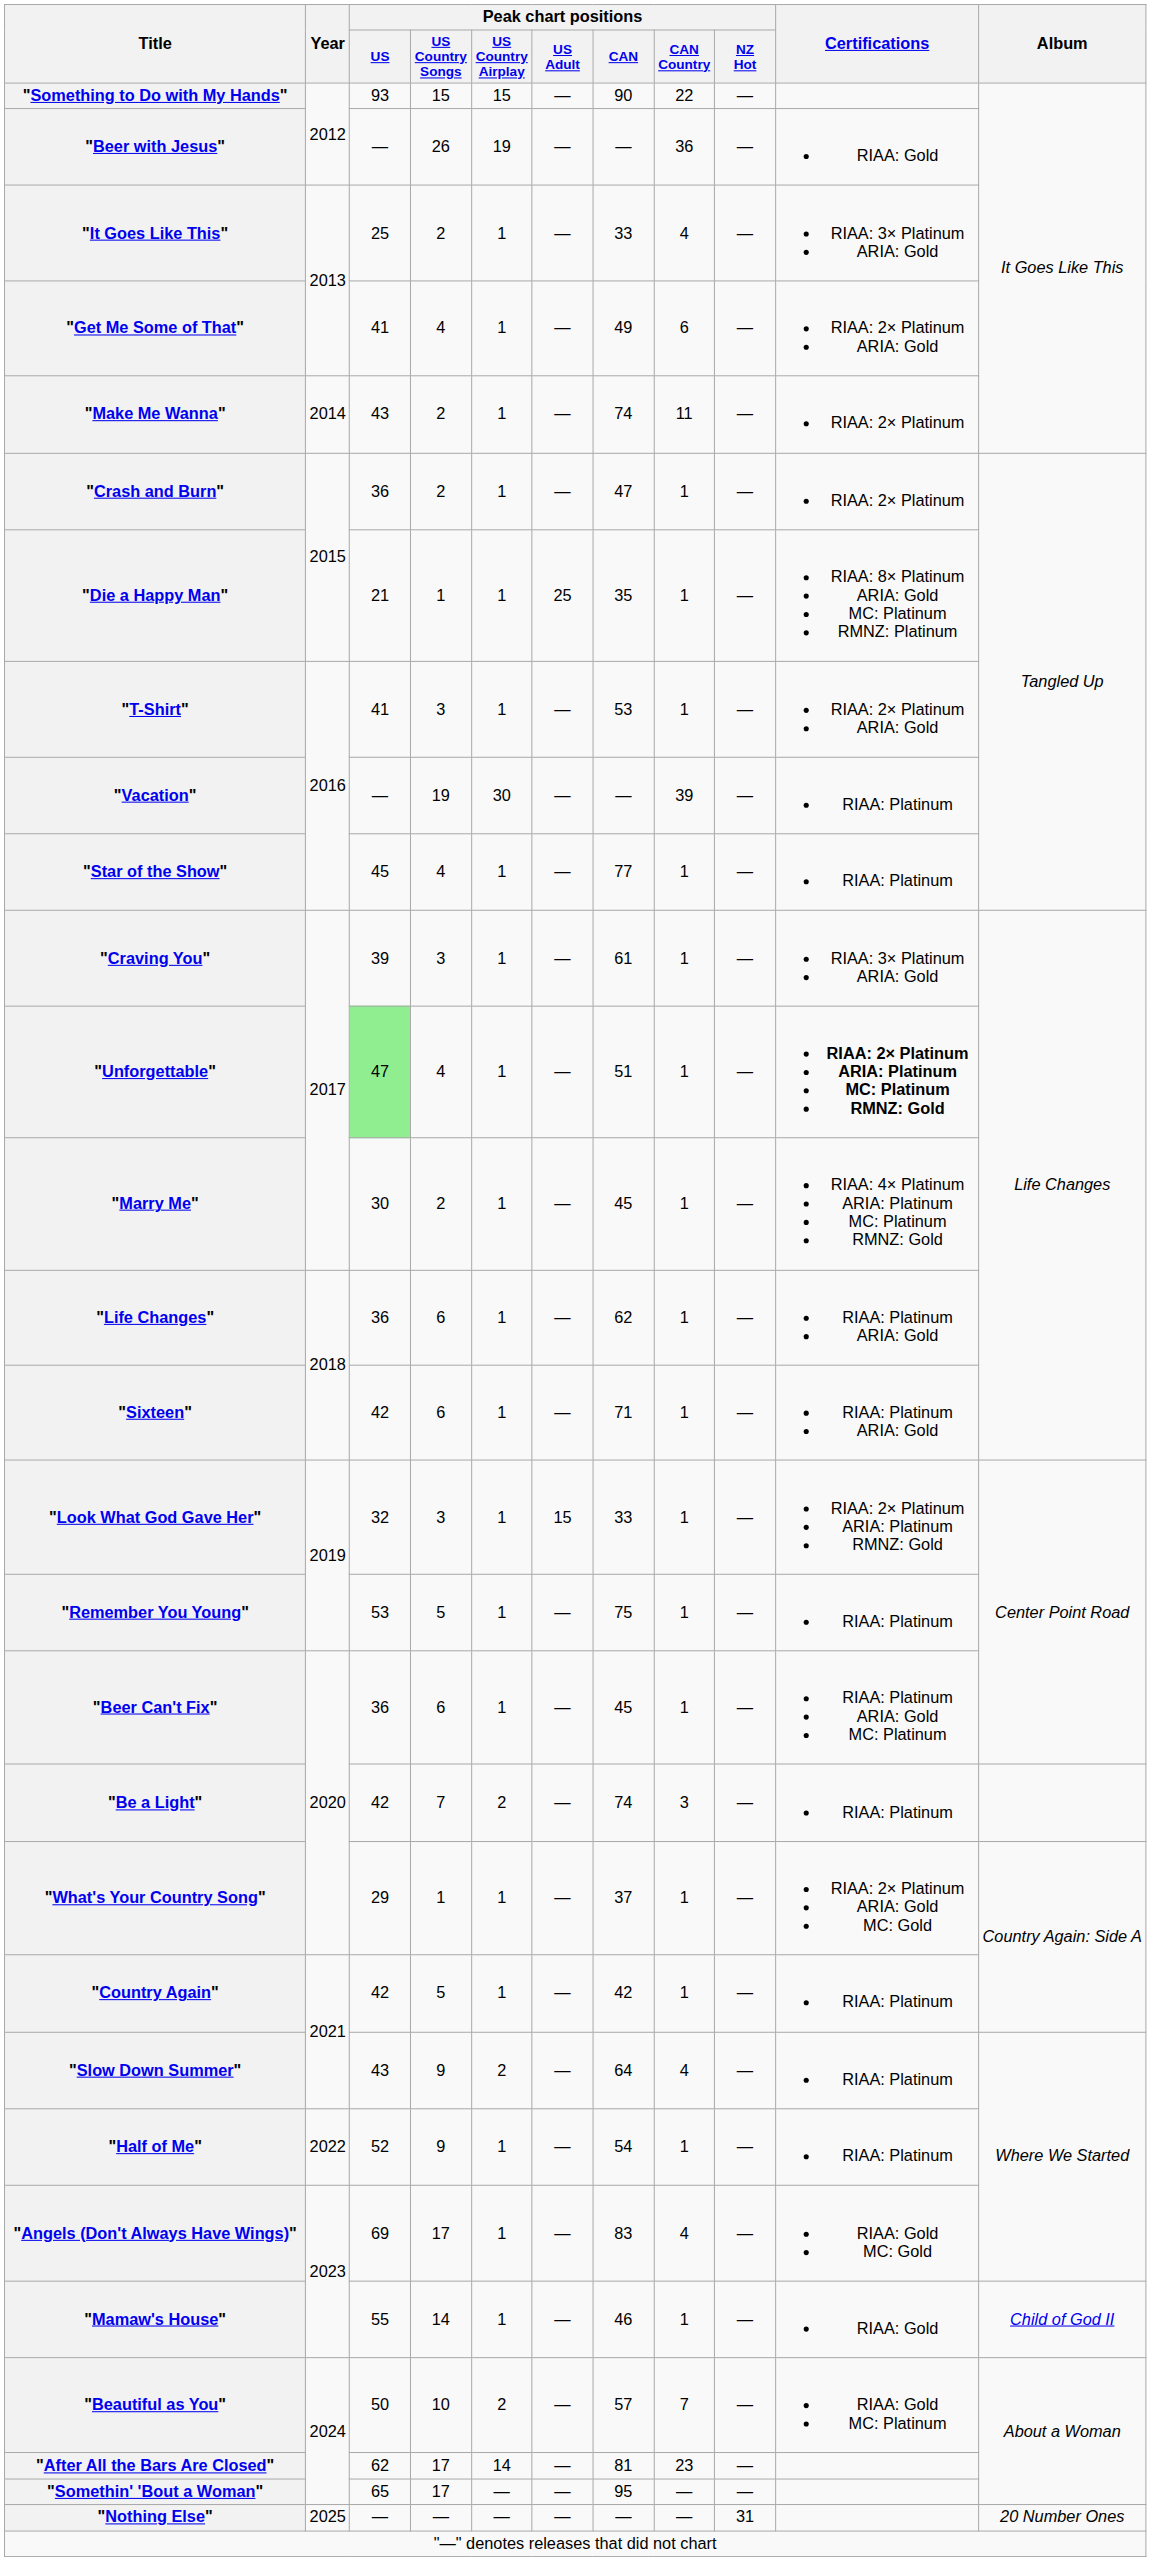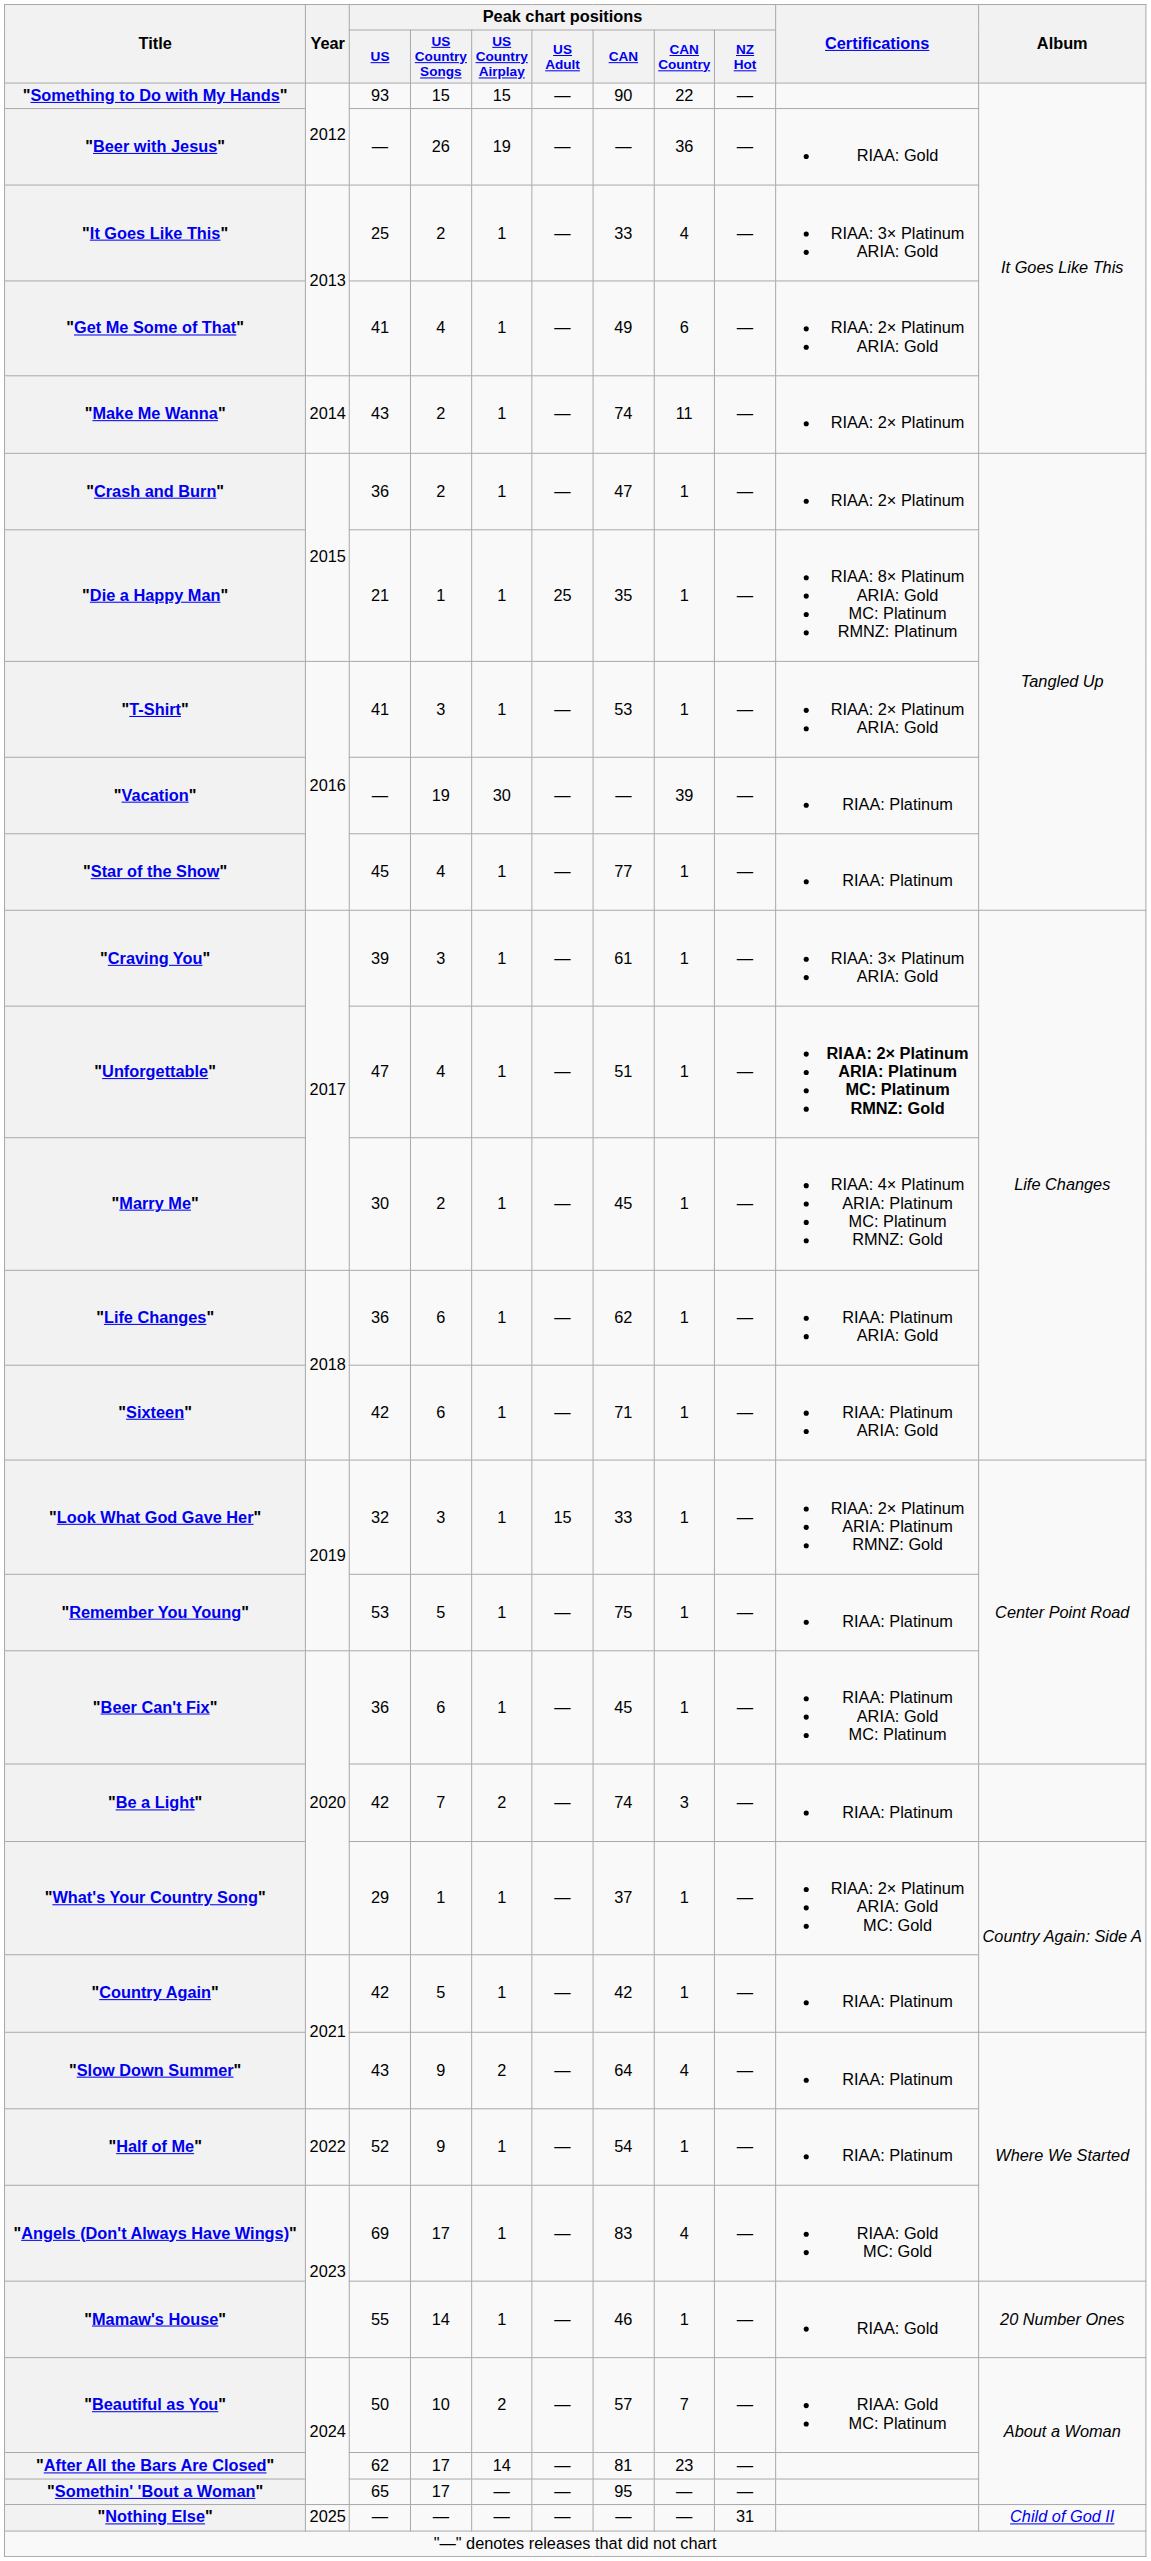(380, 1071) lightgreen background -> (380, 1071) no background
(1062, 2319) Child of God II -> (1062, 2319) 20 Number Ones
(1062, 2517) 20 Number Ones -> (1062, 2517) Child of God II
